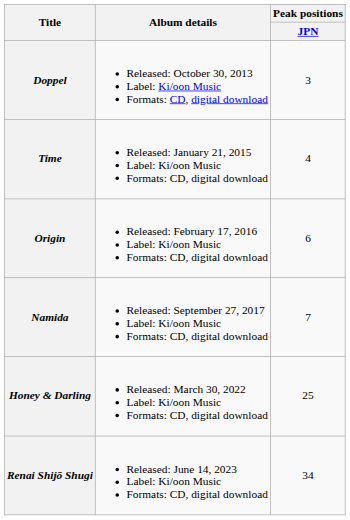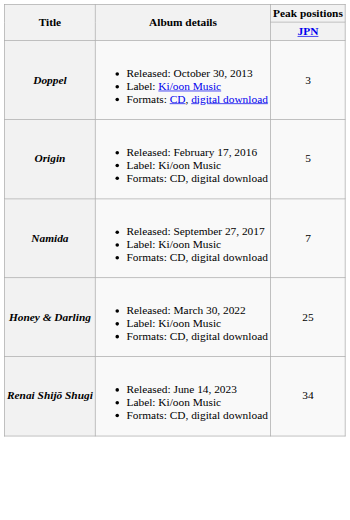- row: (50, 159)
(308, 238) 6 -> (308, 159) 5
